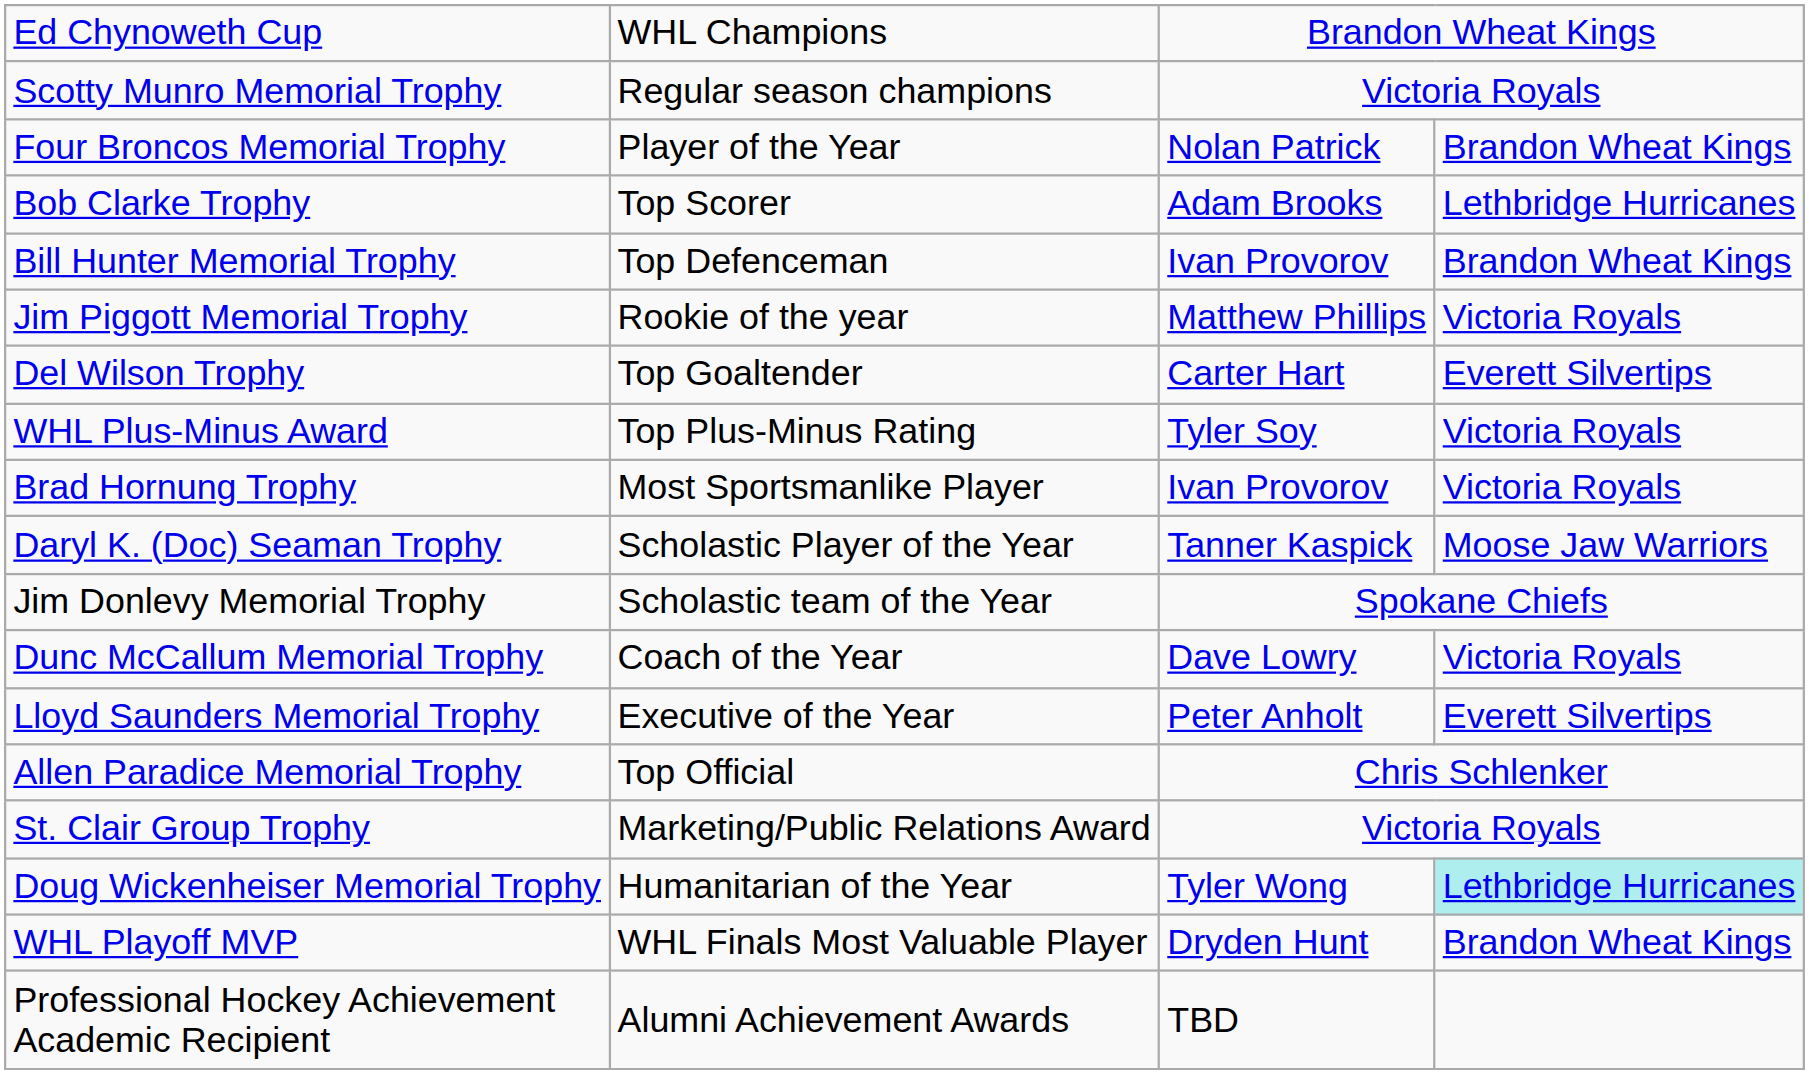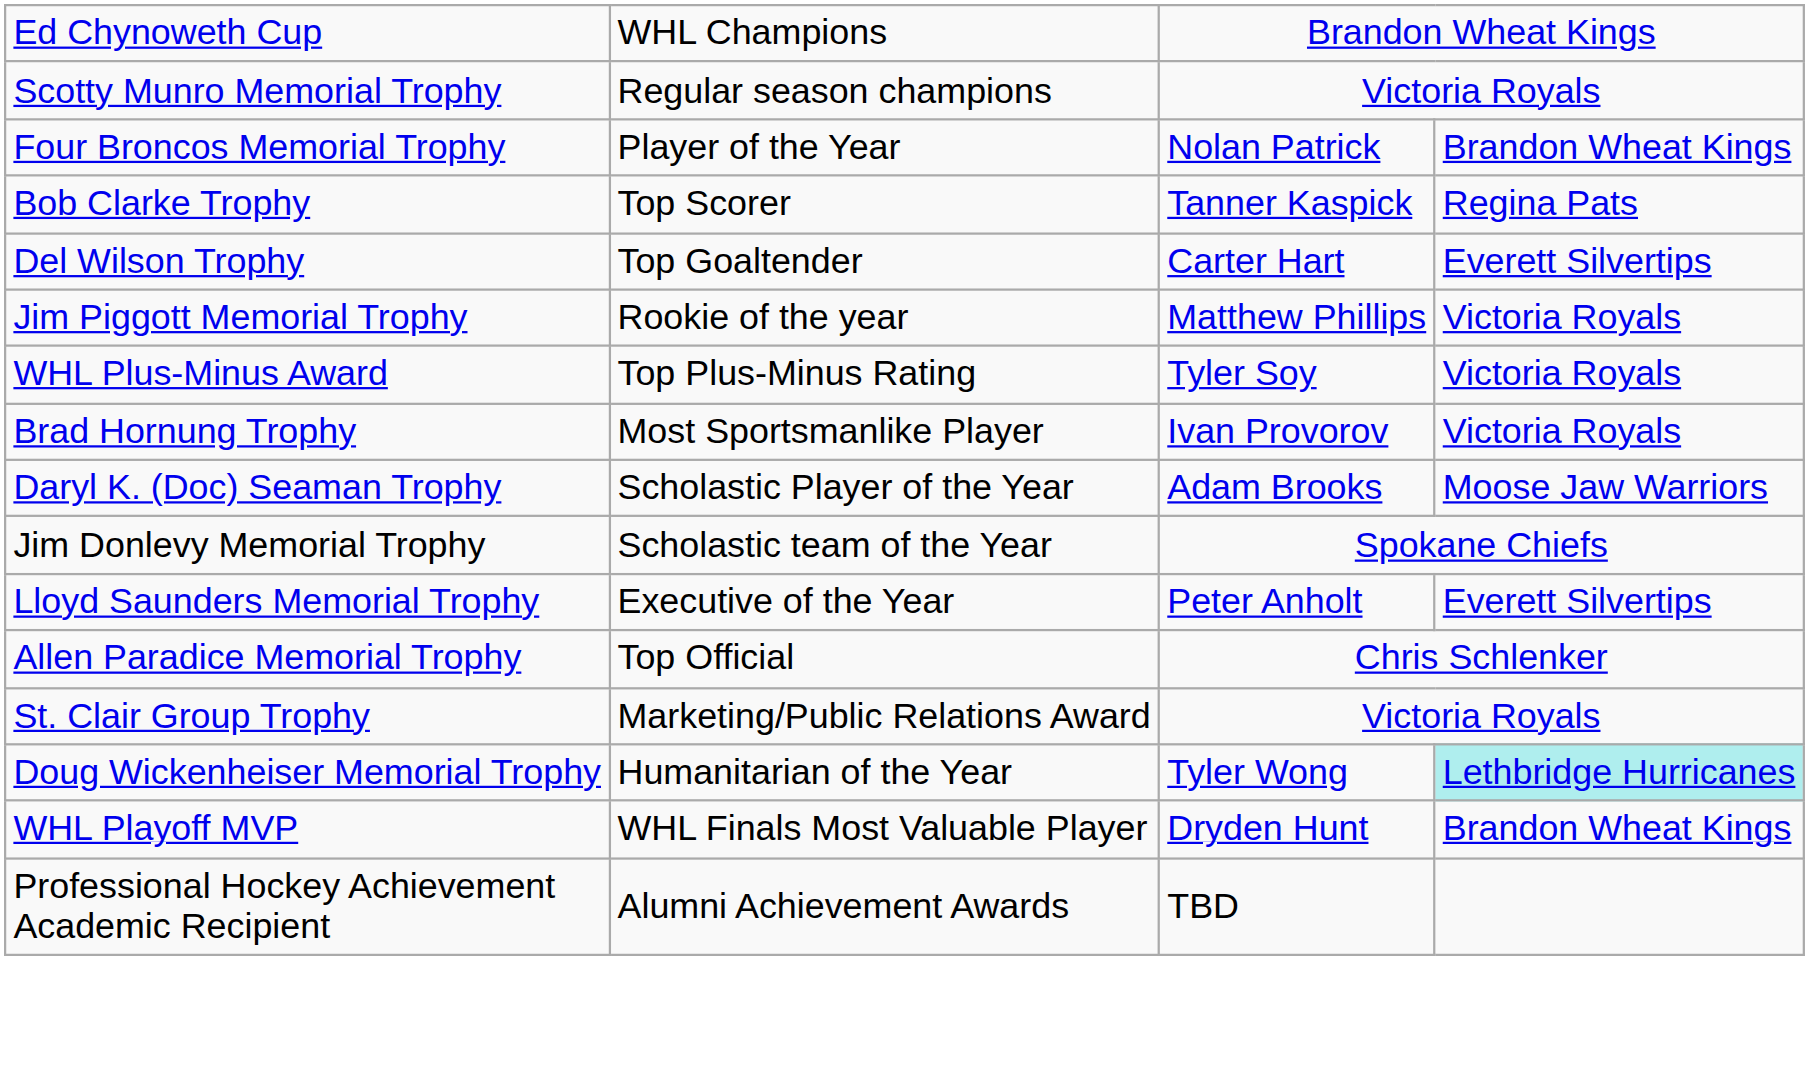(1275, 203) Adam Brooks -> (1290, 203) Tanner Kaspick
(1619, 203) Lethbridge Hurricanes -> (1540, 203) Regina Pats
- row: (234, 260)
rows swapped: (240, 317) <-> (159, 373)
(1290, 544) Tanner Kaspick -> (1275, 487) Adam Brooks
- row: (278, 658)
